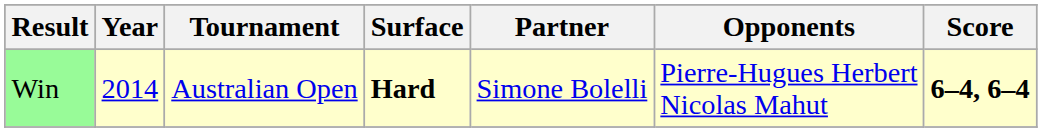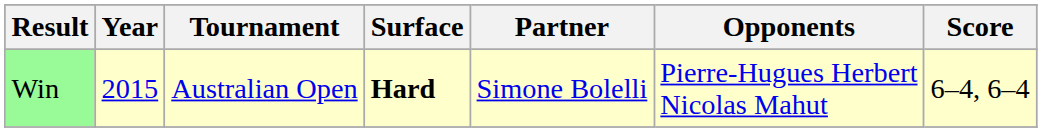(130, 87) 2014 -> (130, 87) 2015
(980, 87) bold -> (980, 87) normal
